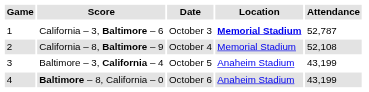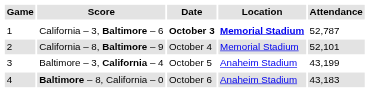(190, 30) normal -> (192, 30) bold
(322, 47) 52,108 -> (325, 47) 52,101
(322, 80) 43,199 -> (325, 80) 43,183
